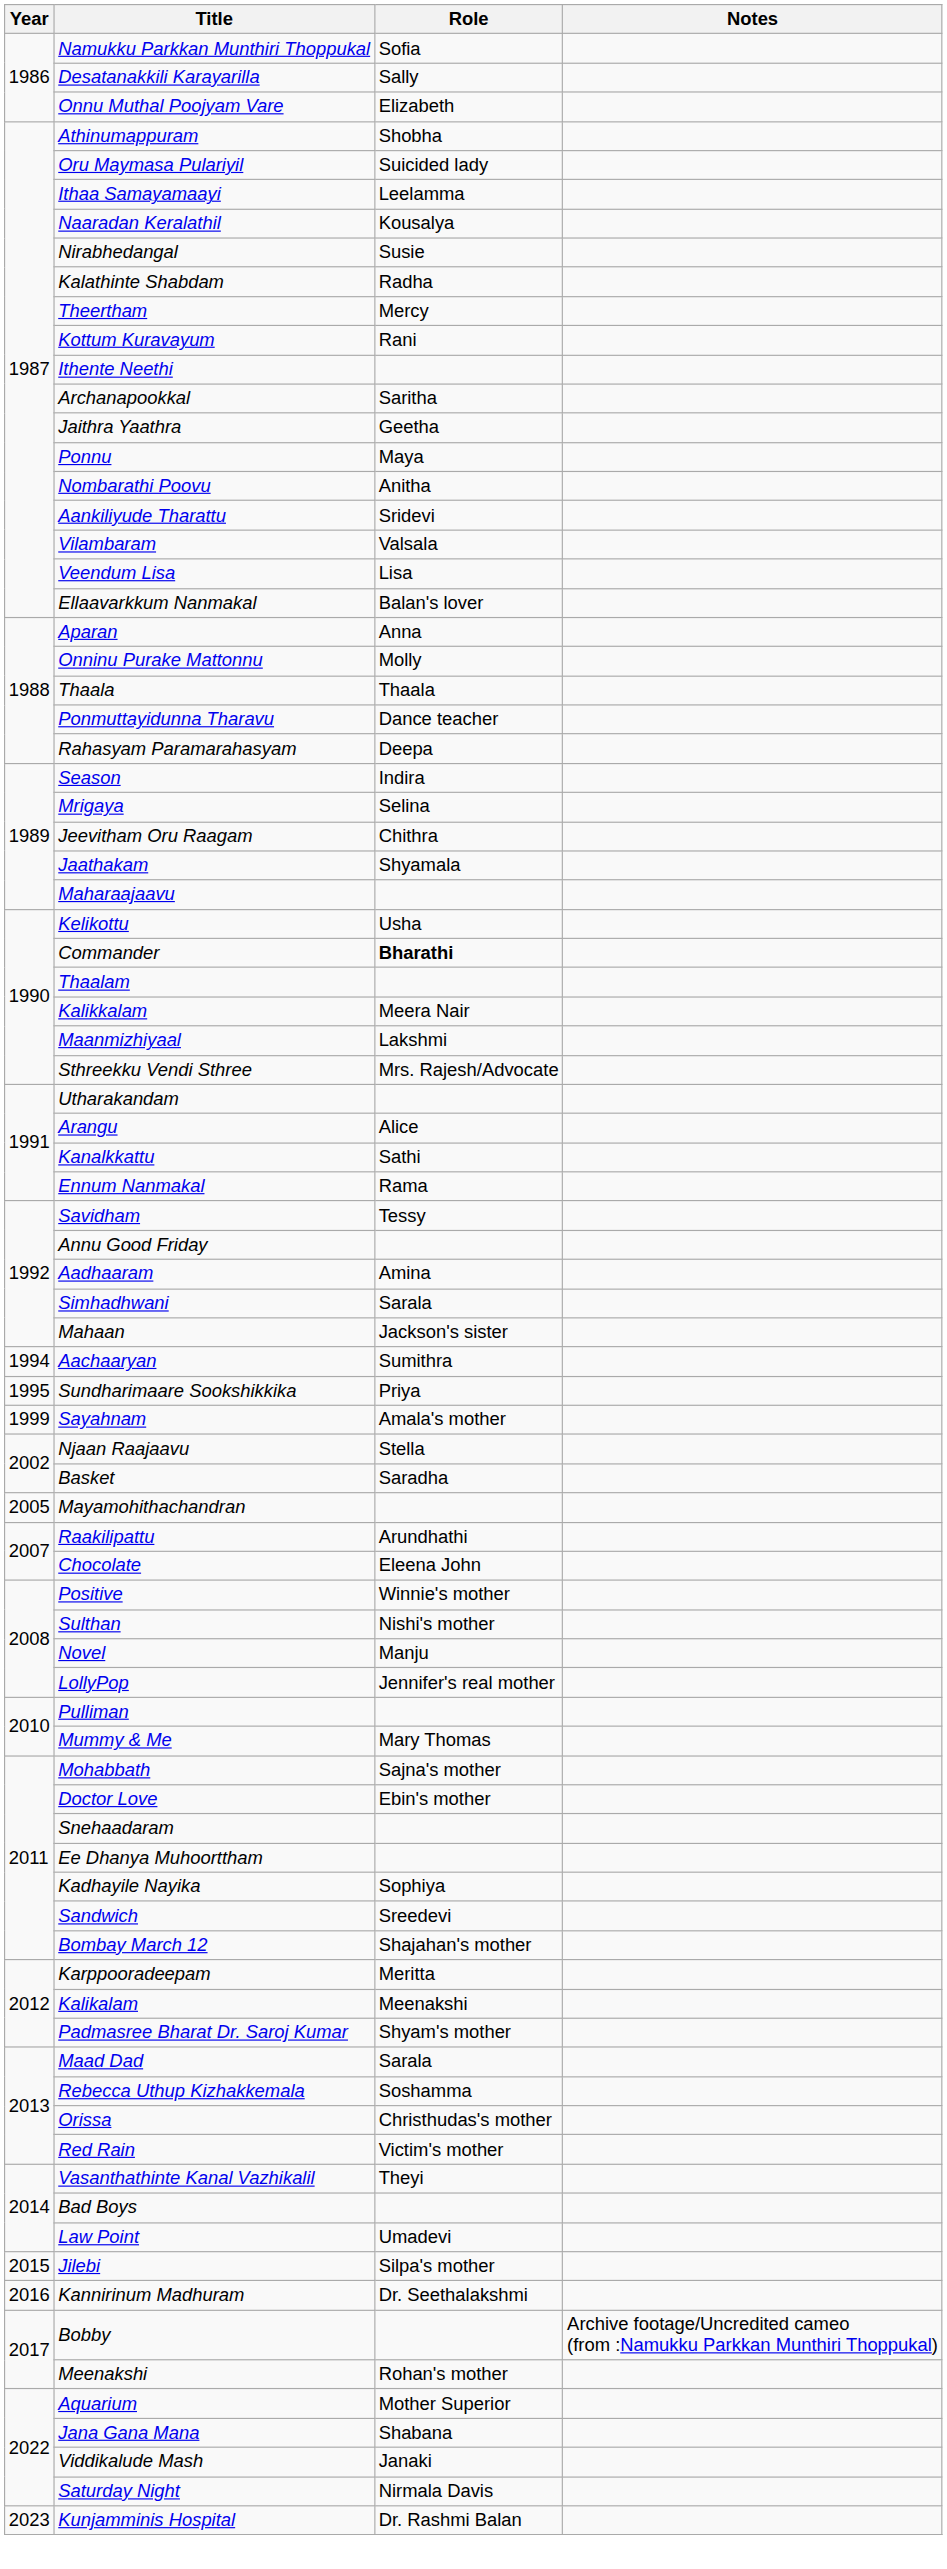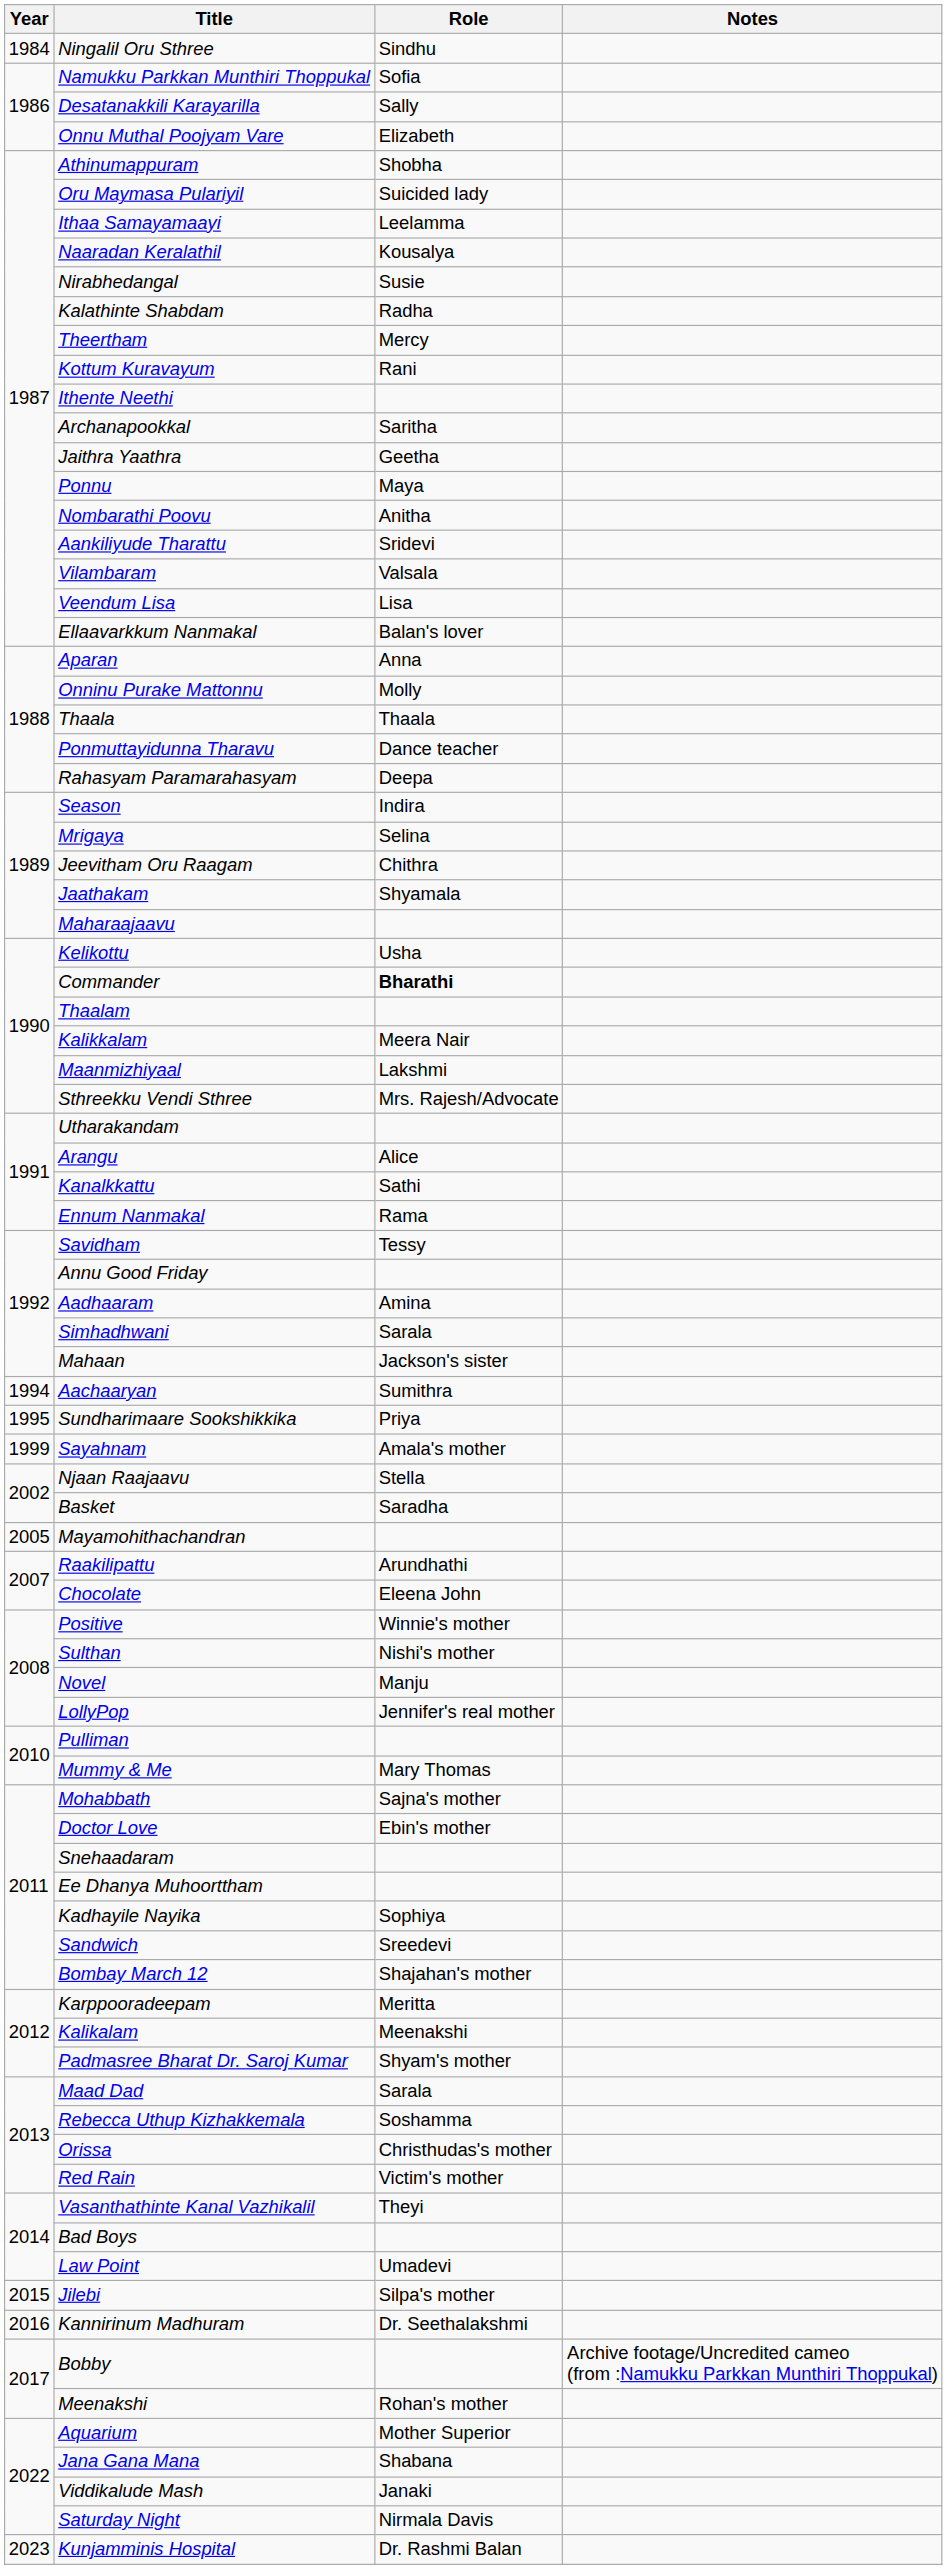+ row: (136, 48)
